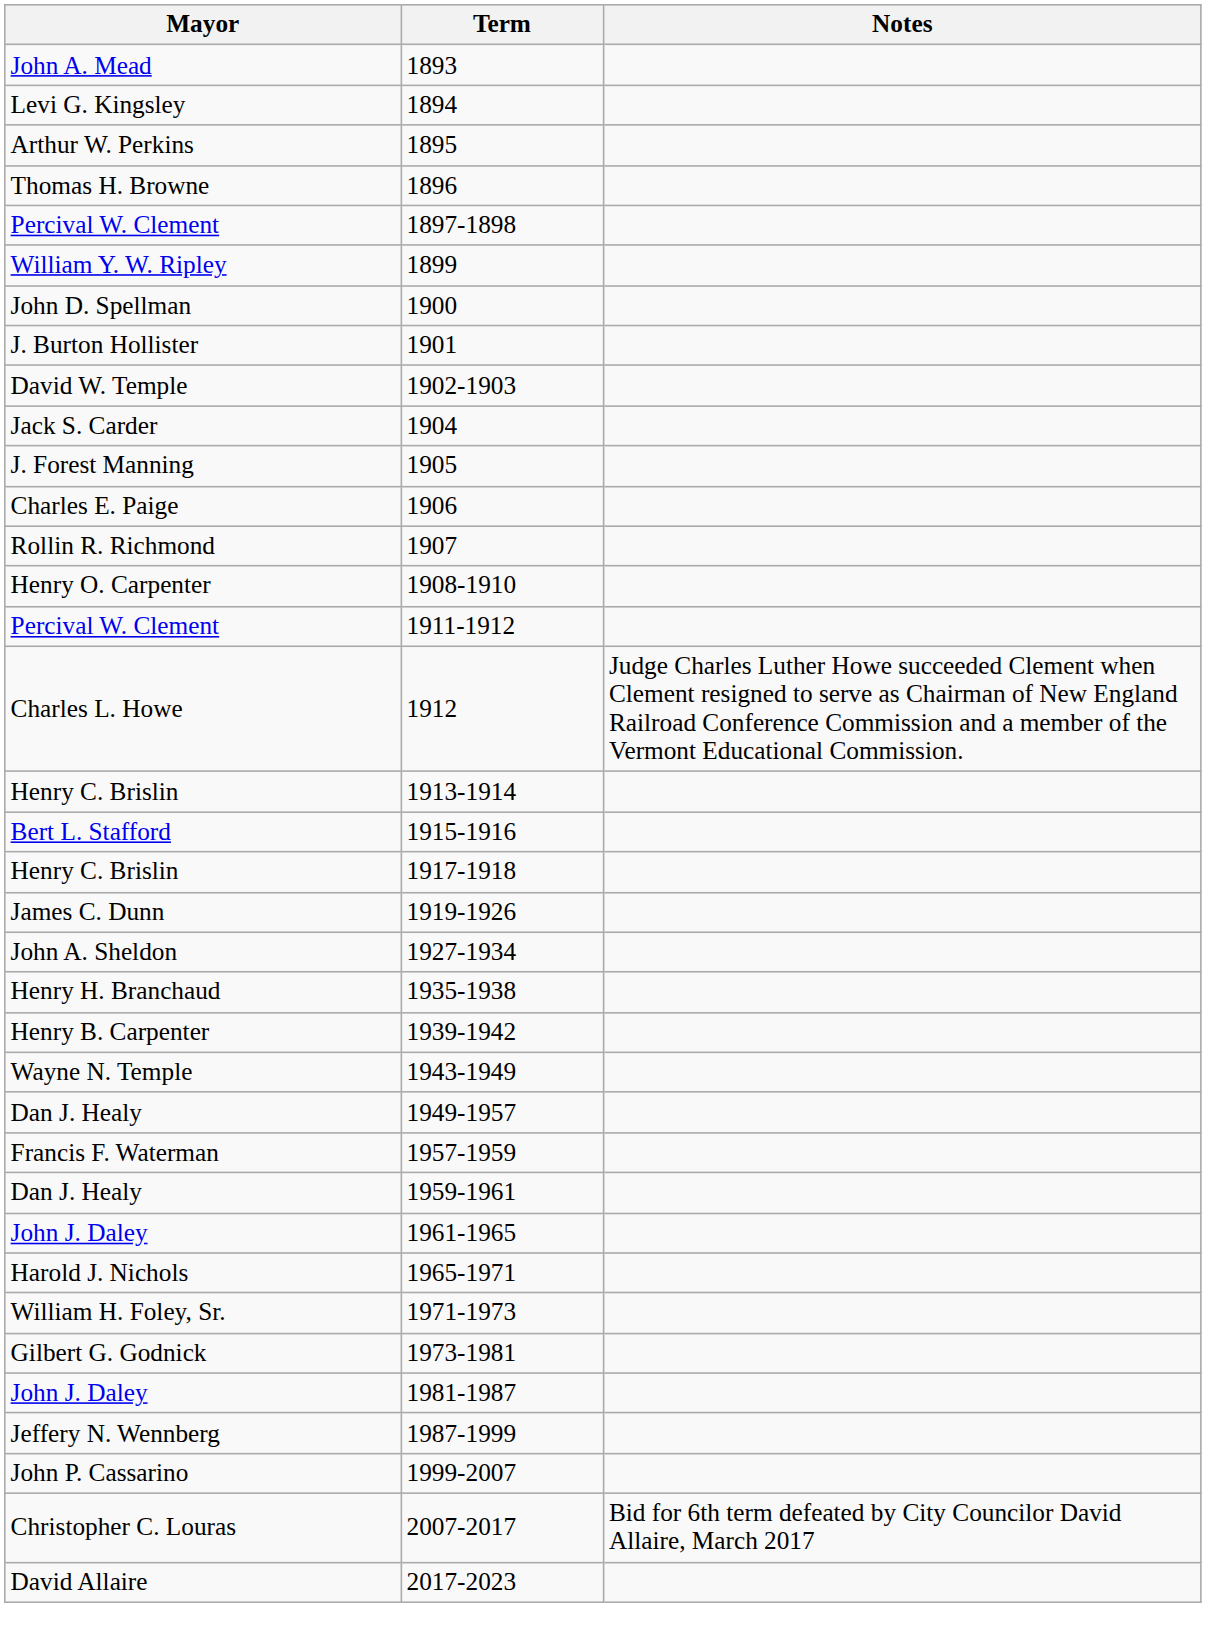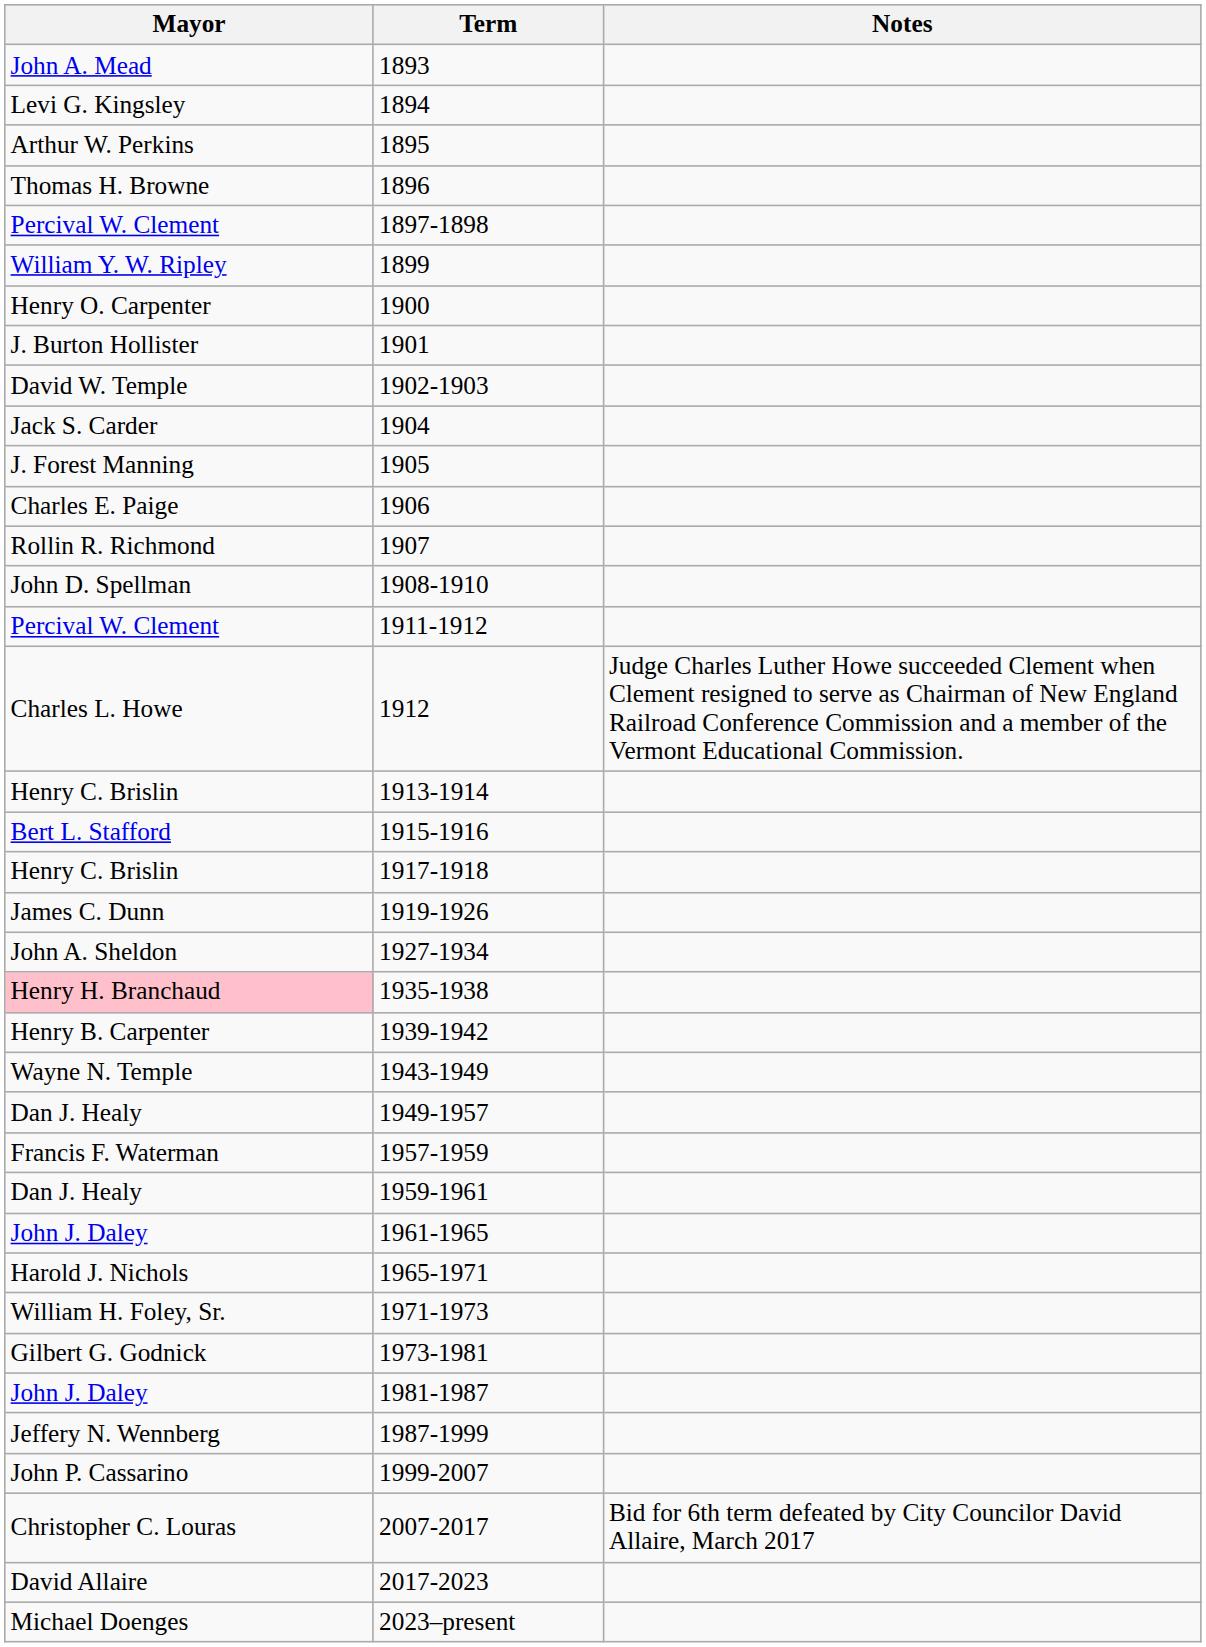(101, 305) John D. Spellman -> (111, 305) Henry O. Carpenter
(111, 585) Henry O. Carpenter -> (101, 585) John D. Spellman
(116, 991) no background -> (116, 991) pink background
+ row: (447, 1621)
